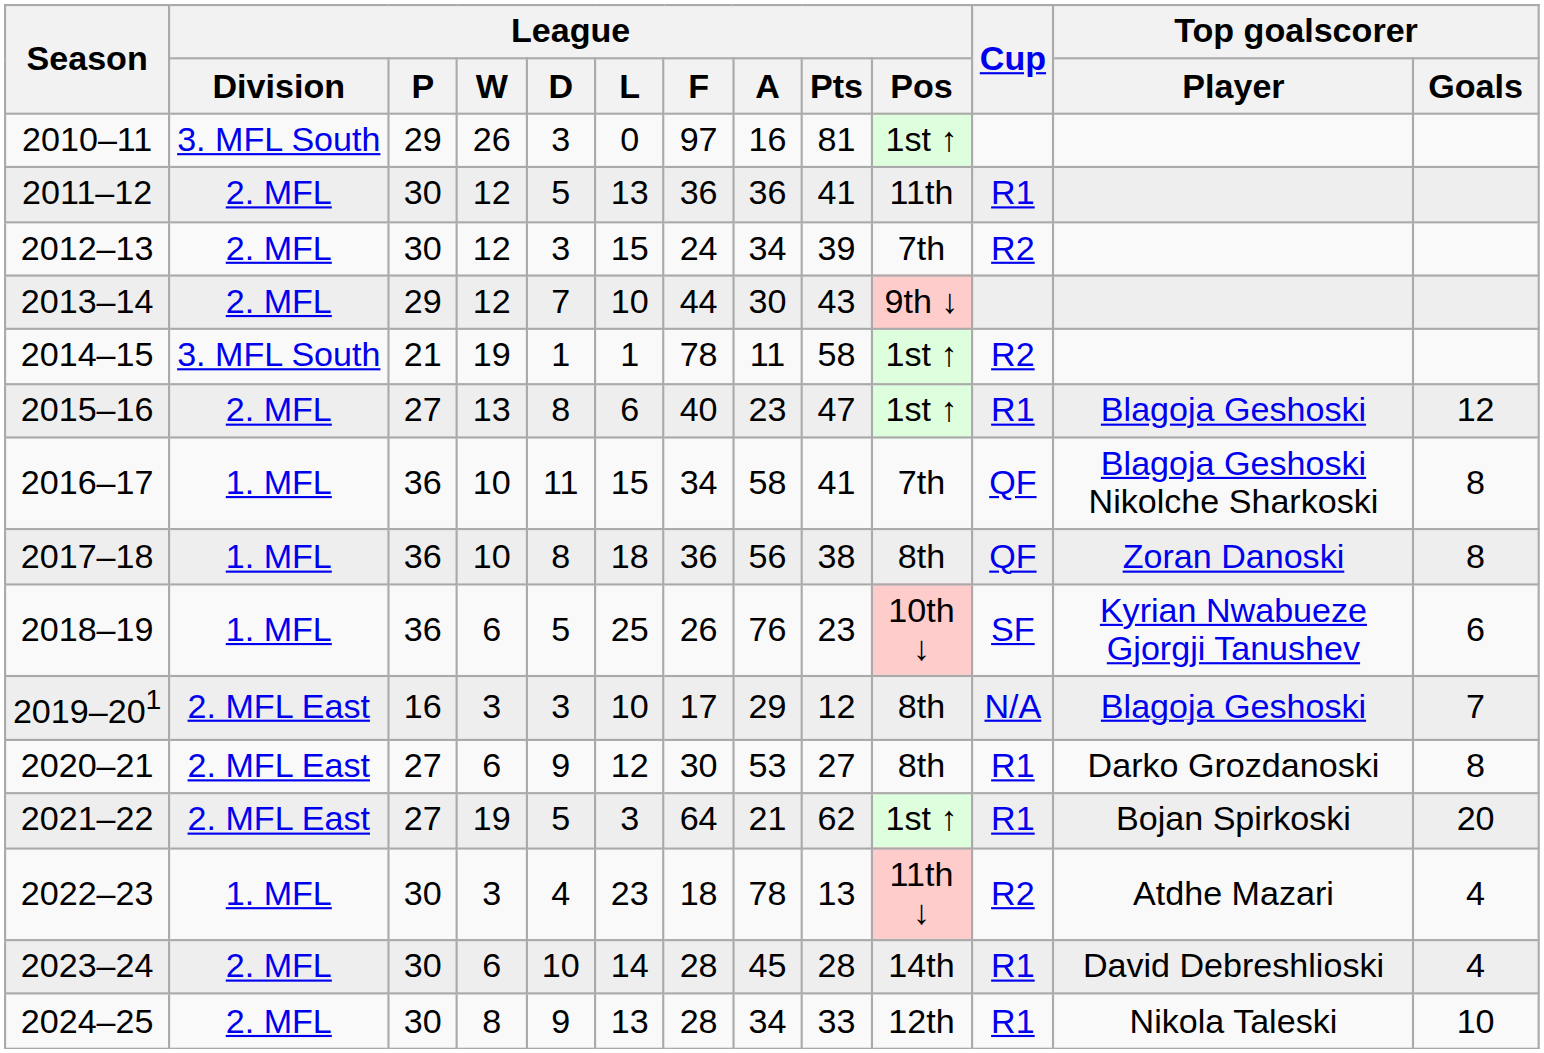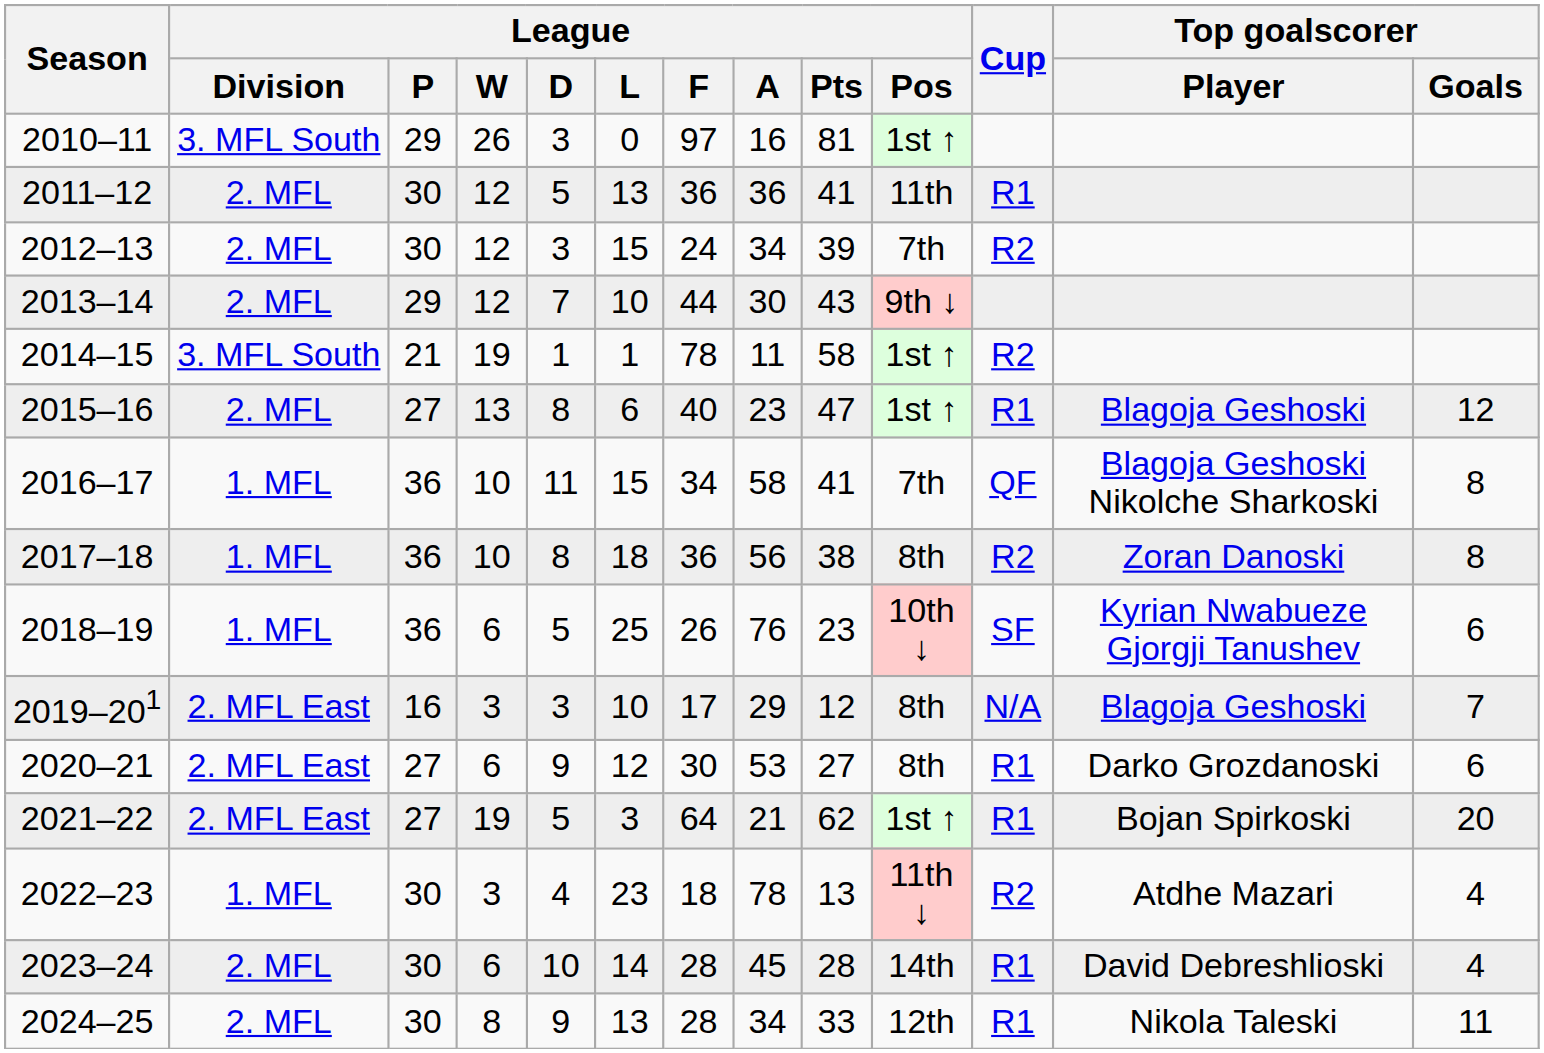(1013, 556) QF -> (1013, 556) R2
(1476, 766) 8 -> (1476, 766) 6
(1476, 1020) 10 -> (1476, 1020) 11
